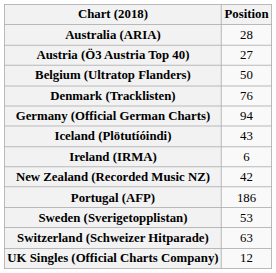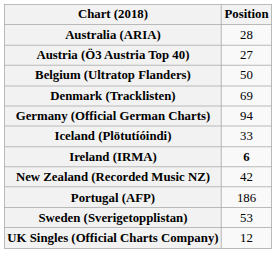(247, 95) 76 -> (247, 95) 69
(247, 136) 43 -> (247, 136) 33
(246, 156) normal -> (246, 156) bold
- row: (113, 237)
